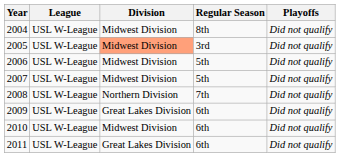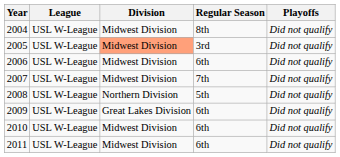(202, 62) 5th -> (202, 62) 6th
(202, 78) 5th -> (202, 78) 7th
(202, 95) 7th -> (202, 95) 5th
(147, 144) Great Lakes Division -> (140, 144) Midwest Division
